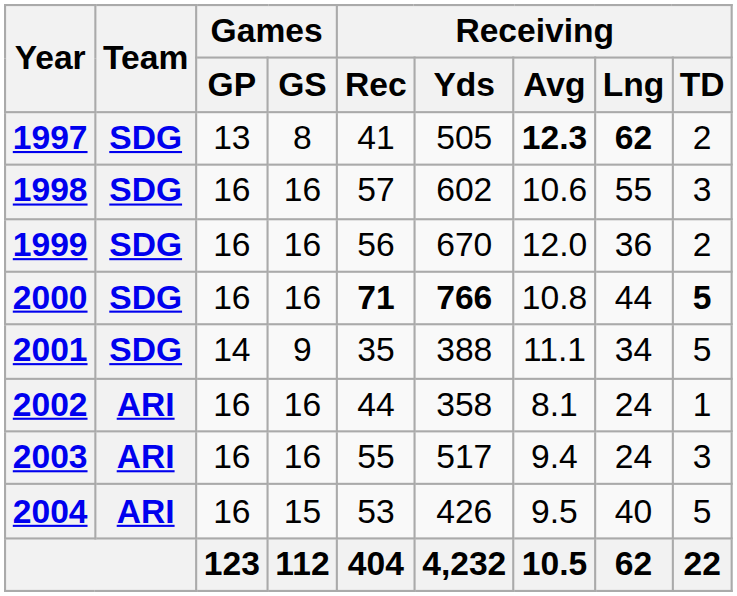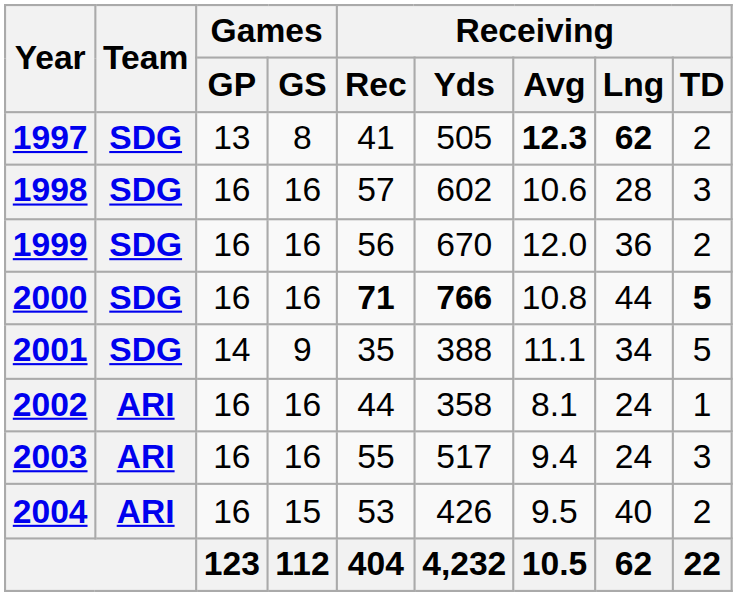(633, 191) 55 -> (633, 191) 28
(702, 510) 5 -> (702, 510) 2
